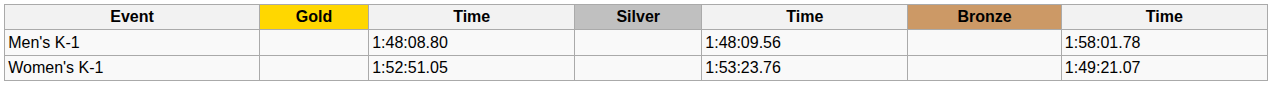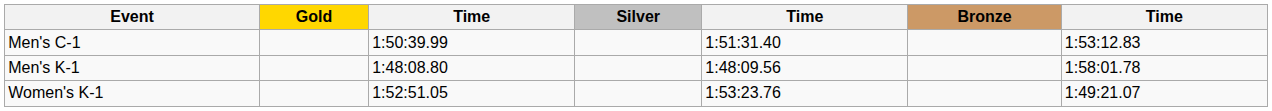+ row: (44, 42)
